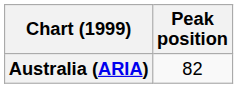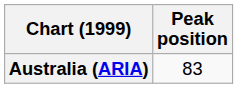(193, 68) 82 -> (193, 68) 83
